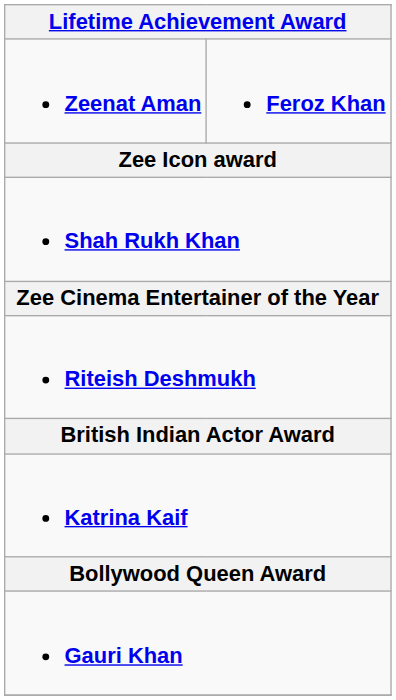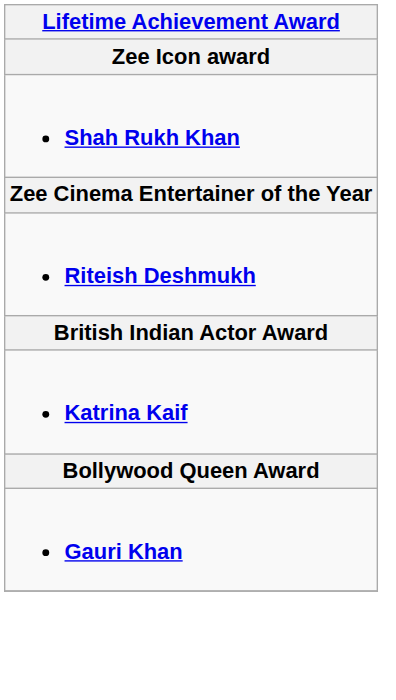- row: (106, 103)
